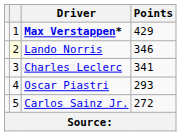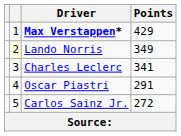(144, 50) 346 -> (144, 50) 349
(144, 86) 293 -> (144, 86) 291
